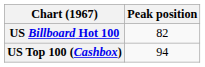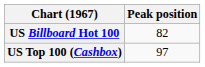(162, 52) 94 -> (162, 52) 97
